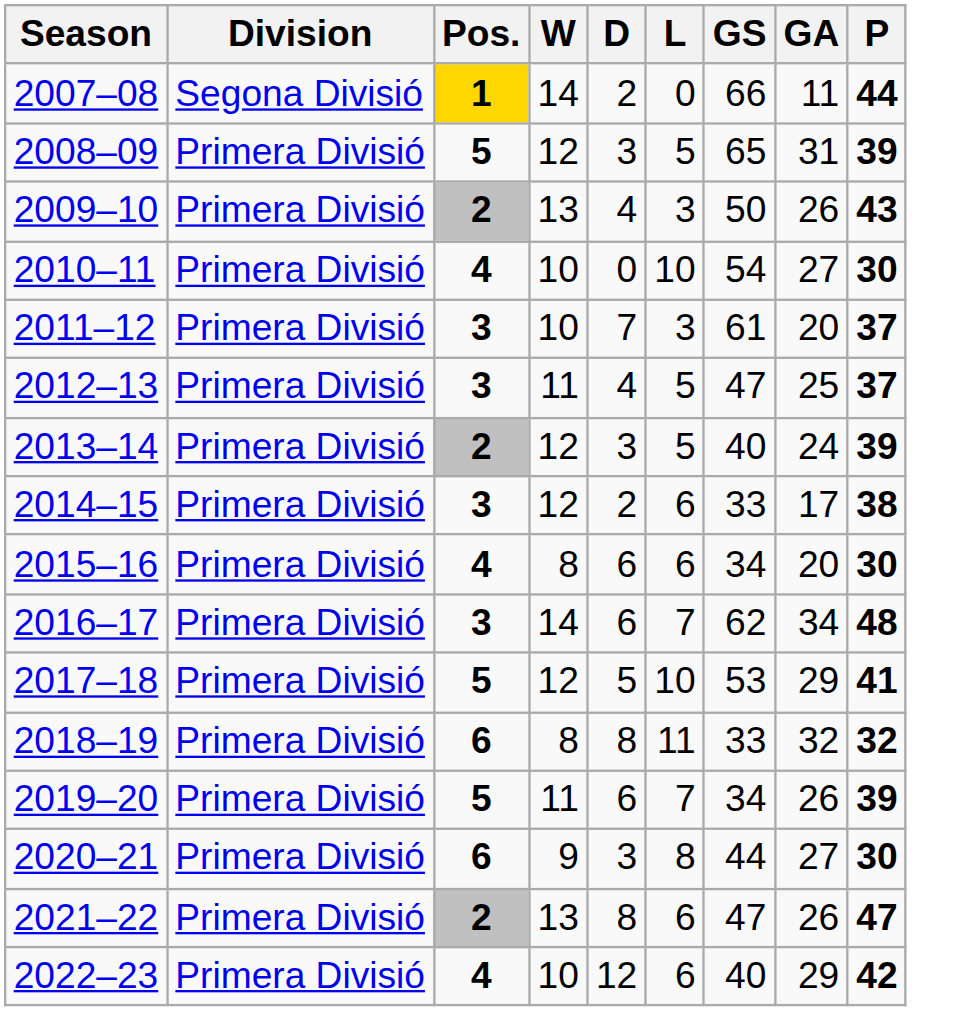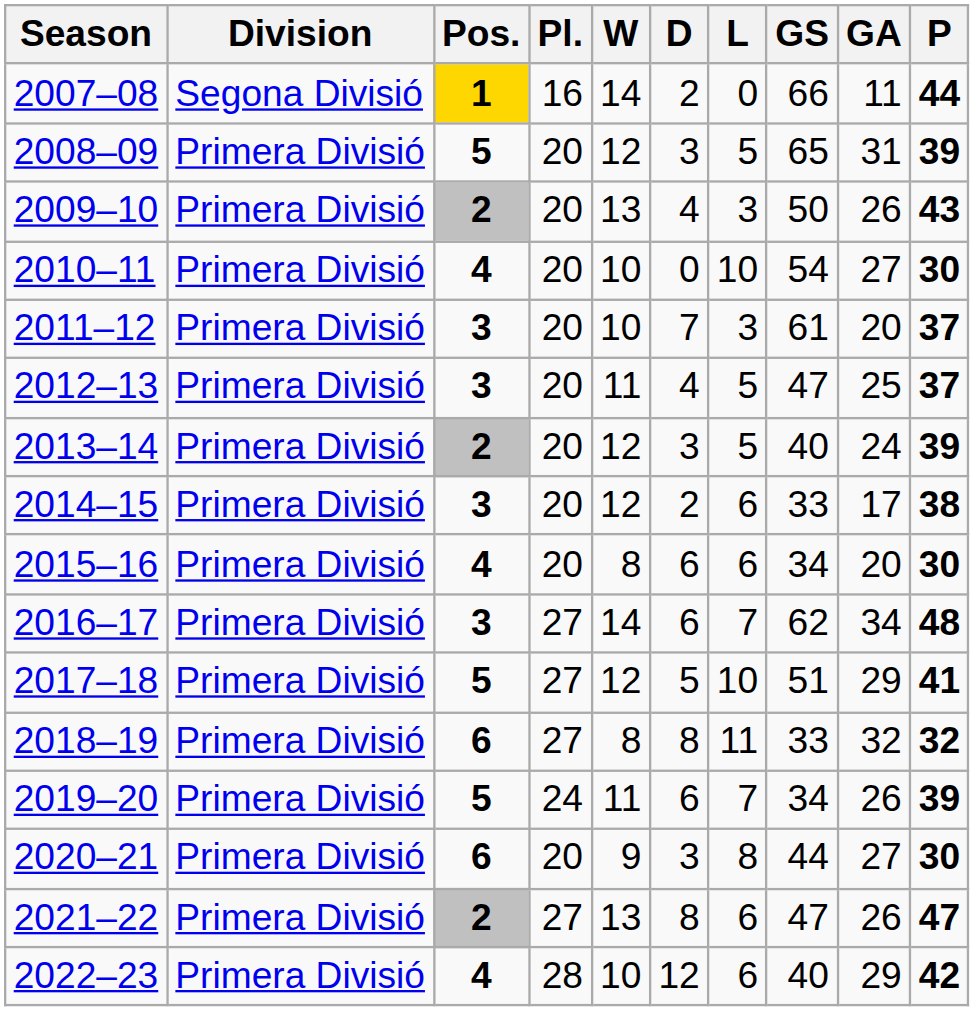+ column: (560, 33)
(746, 681) 53 -> (808, 681) 51
